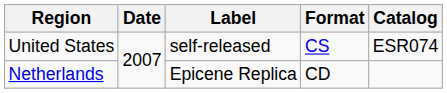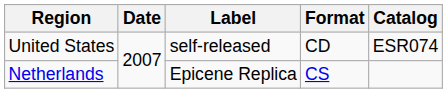(317, 46) CS -> (318, 46) CD
(318, 74) CD -> (317, 74) CS
